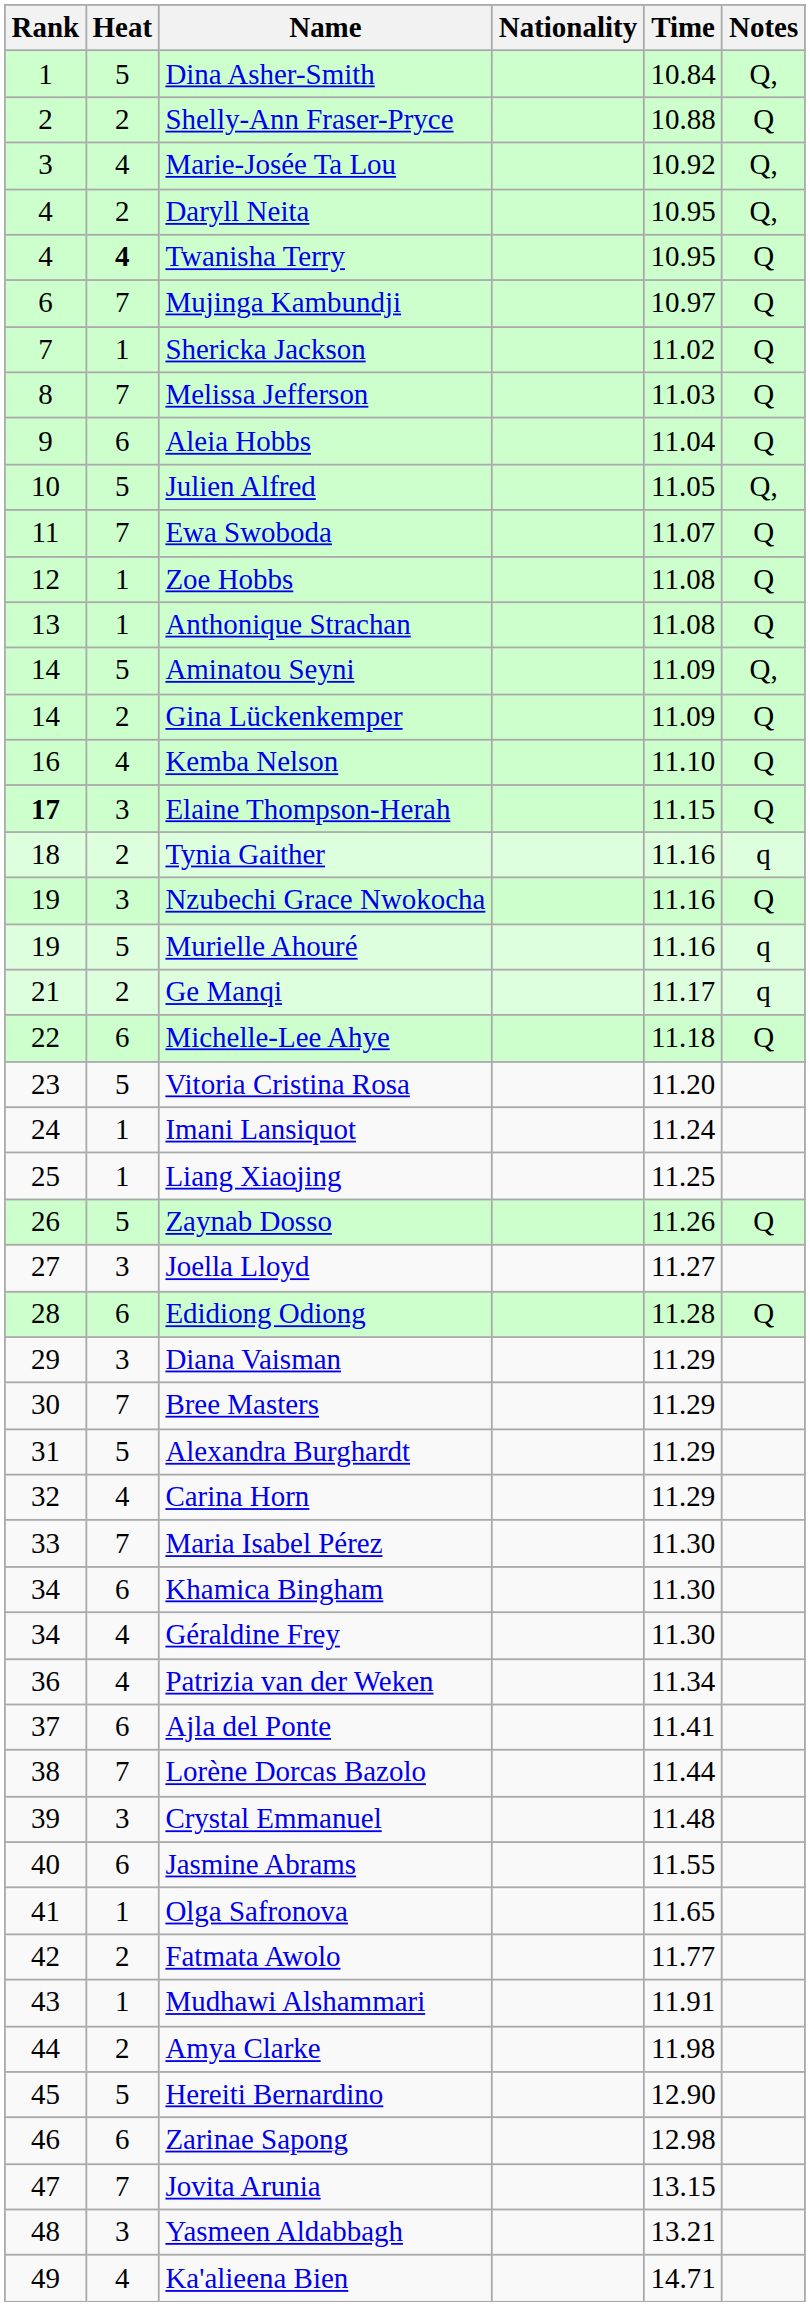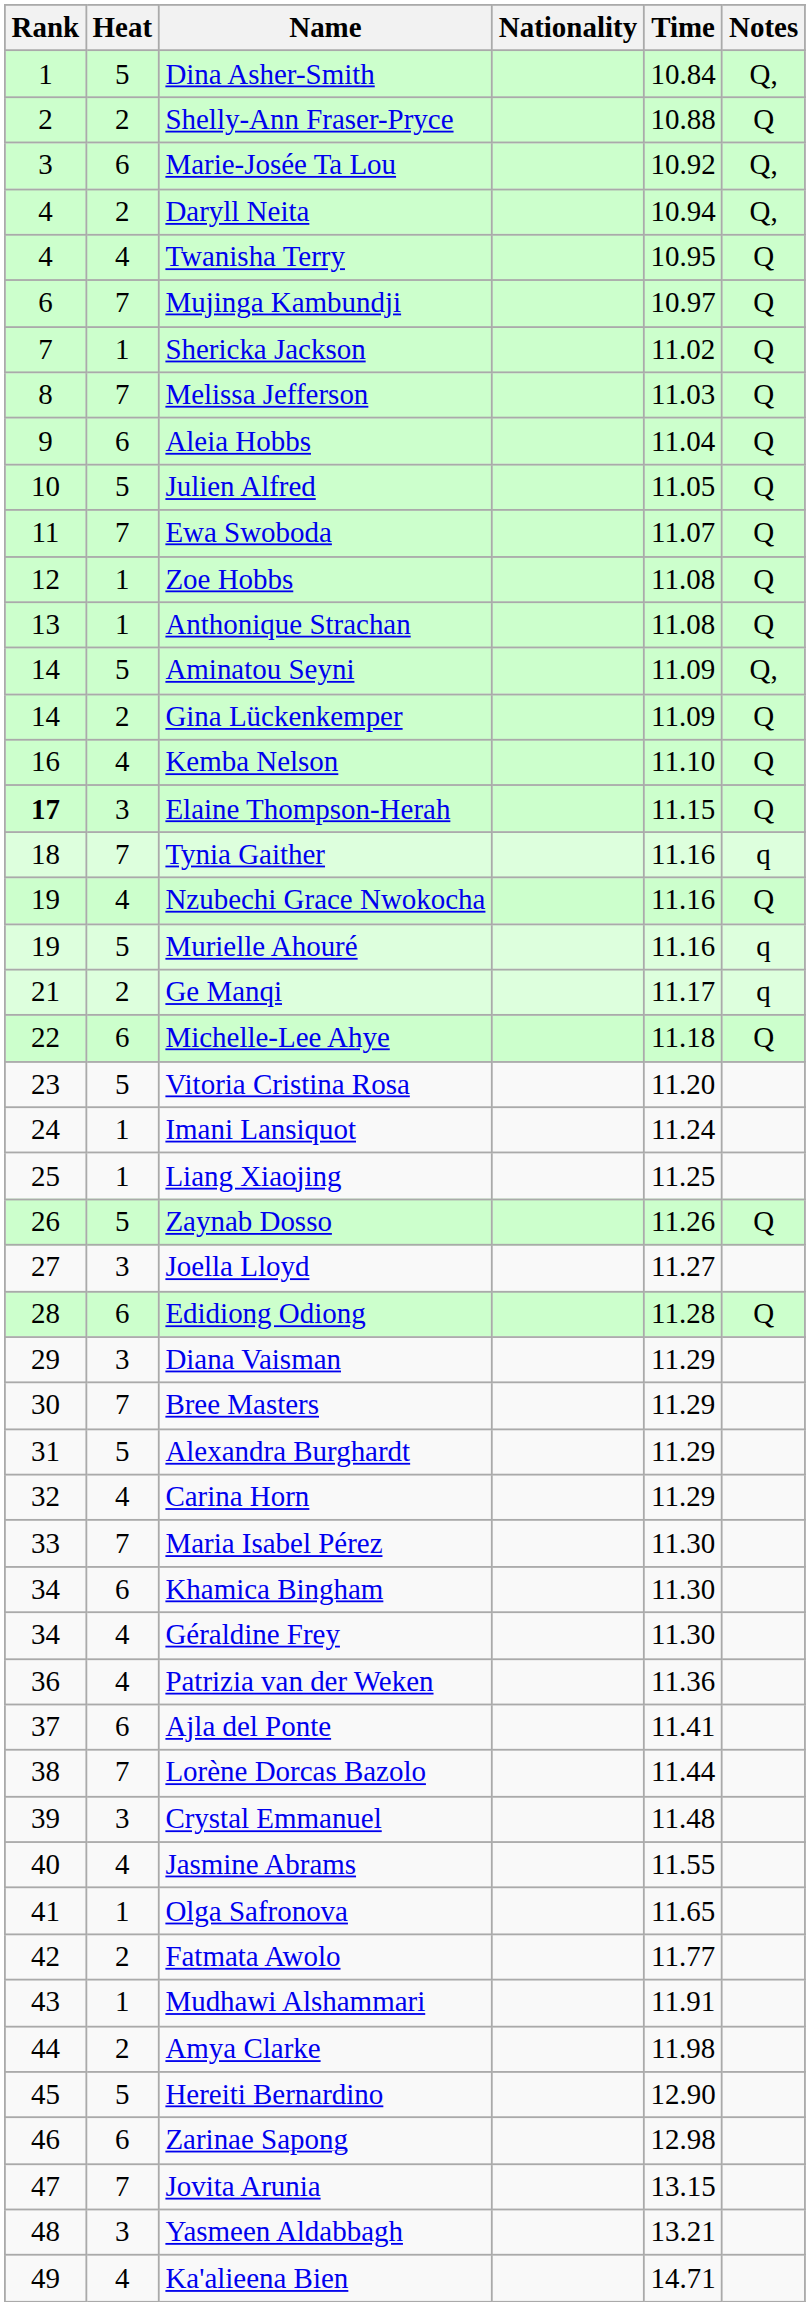(122, 165) 4 -> (122, 165) 6
(683, 211) 10.95 -> (683, 211) 10.94
(122, 257) bold -> (122, 257) normal
(764, 486) Q, -> (764, 486) Q
(122, 854) 2 -> (122, 854) 7
(122, 900) 3 -> (122, 900) 4
(683, 1680) 11.34 -> (683, 1680) 11.36
(122, 1864) 6 -> (122, 1864) 4
